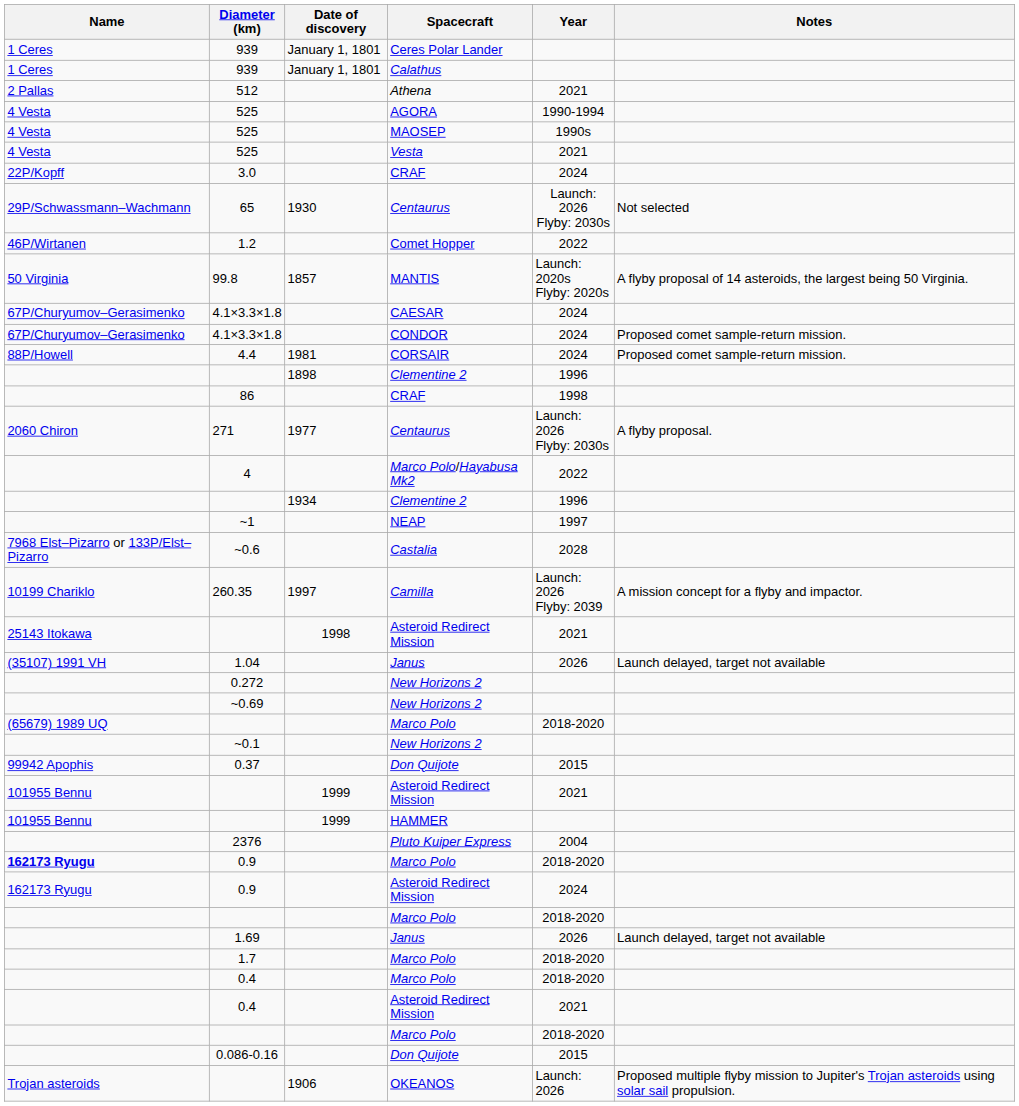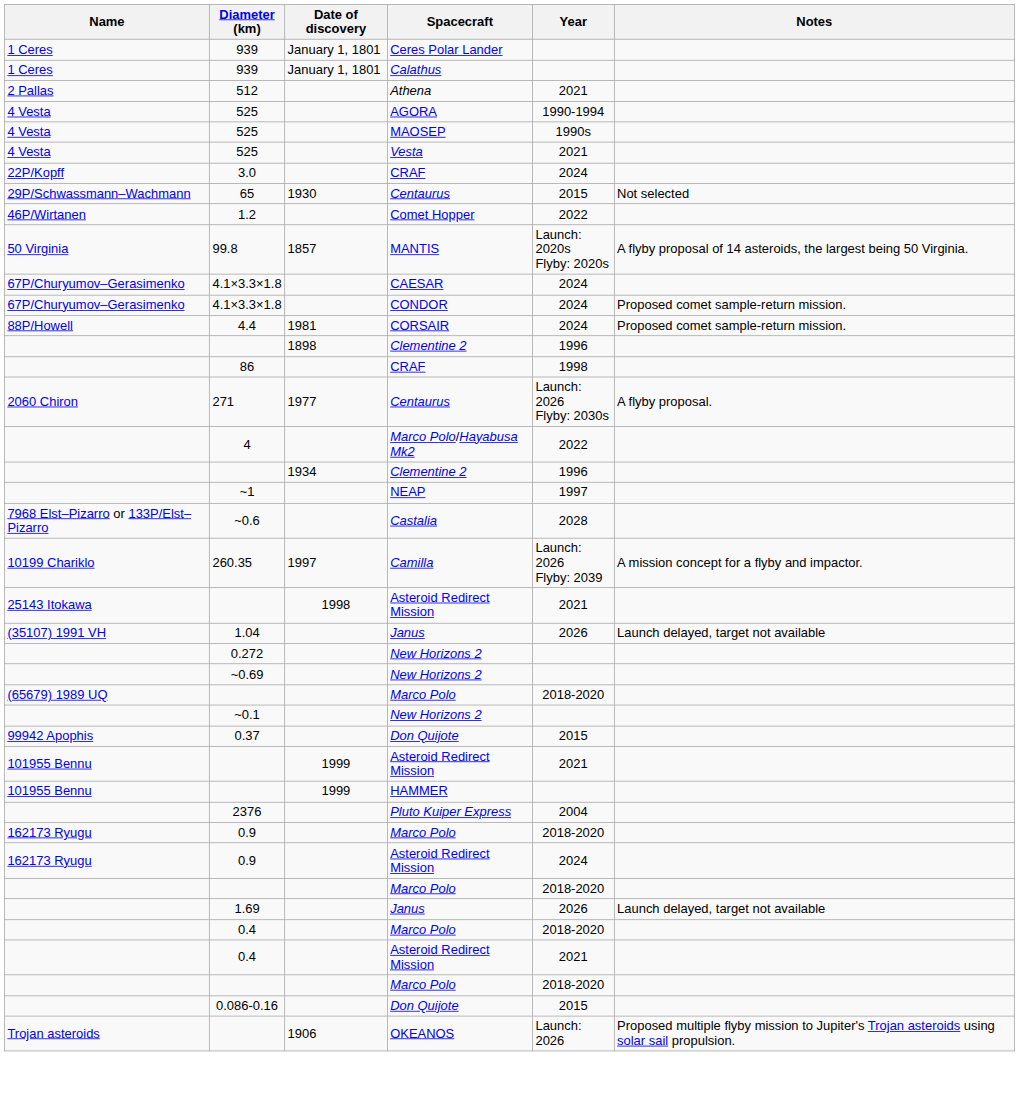(573, 208) Launch: 2026 Flyby: 2030s -> (573, 193) 2015
(51, 862) bold -> (50, 832) normal
- row: (247, 958)
